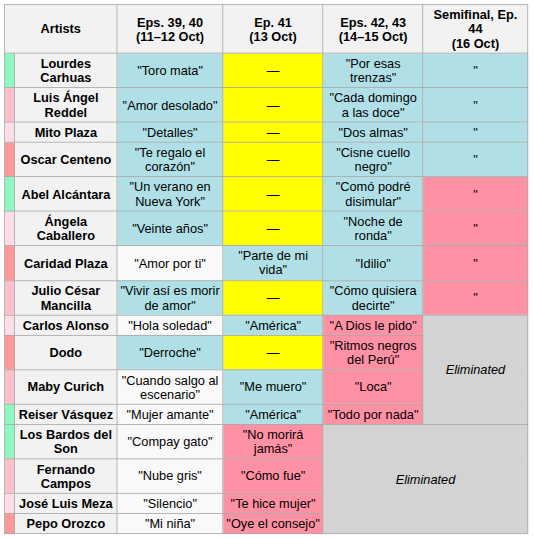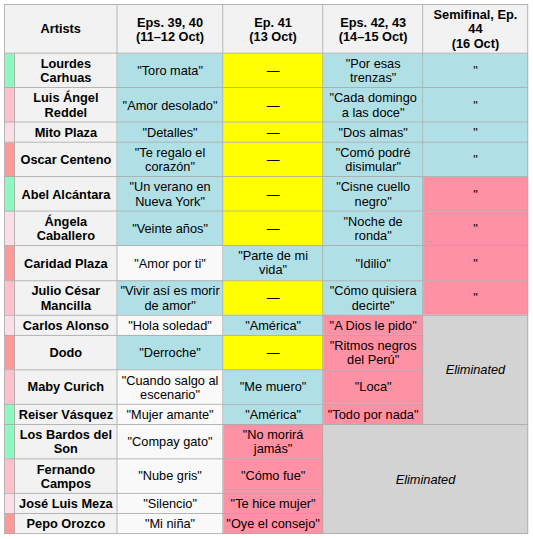(373, 160) "Cisne cuello negro" -> (373, 160) "Comó podré disimular"
(373, 194) "Comó podré disimular" -> (373, 194) "Cisne cuello negro"
